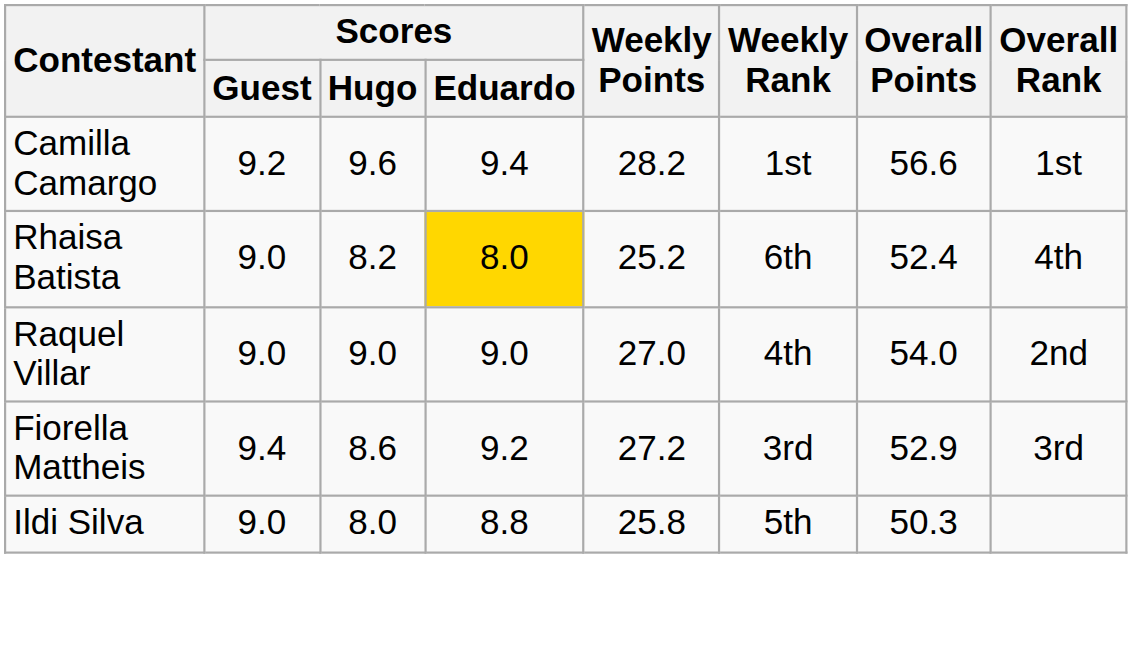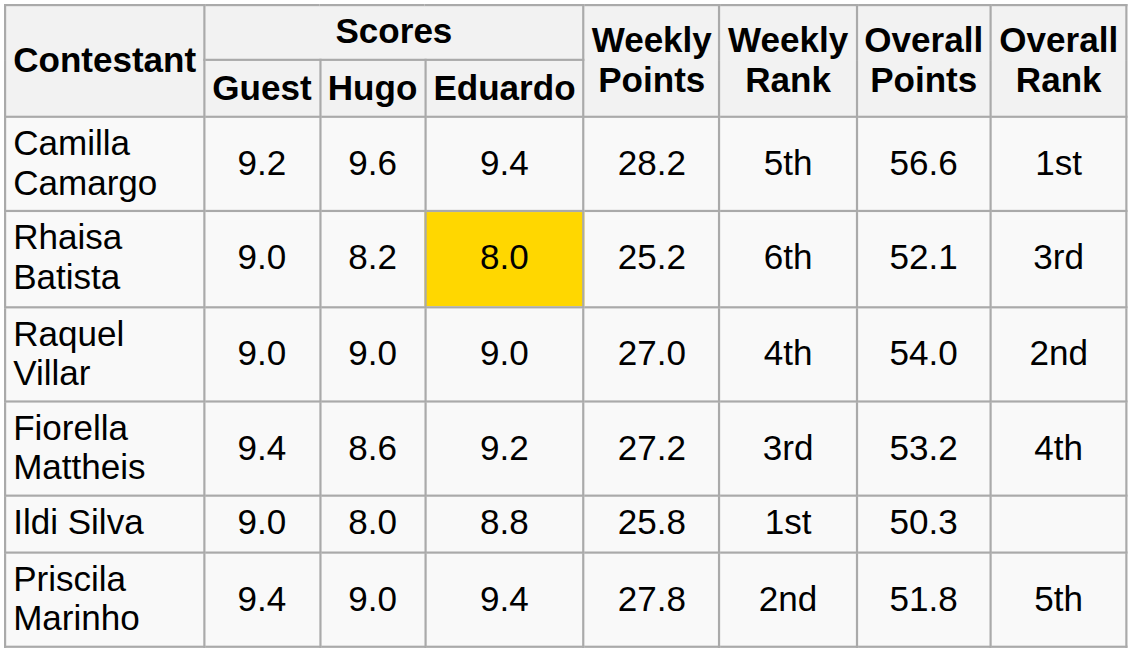(788, 163) 1st -> (788, 163) 5th
(924, 258) 52.4 -> (924, 258) 52.1
(1059, 258) 4th -> (1059, 258) 3rd
(924, 448) 52.9 -> (924, 448) 53.2
(1059, 448) 3rd -> (1059, 448) 4th
(788, 523) 5th -> (788, 523) 1st
+ row: (76, 598)
